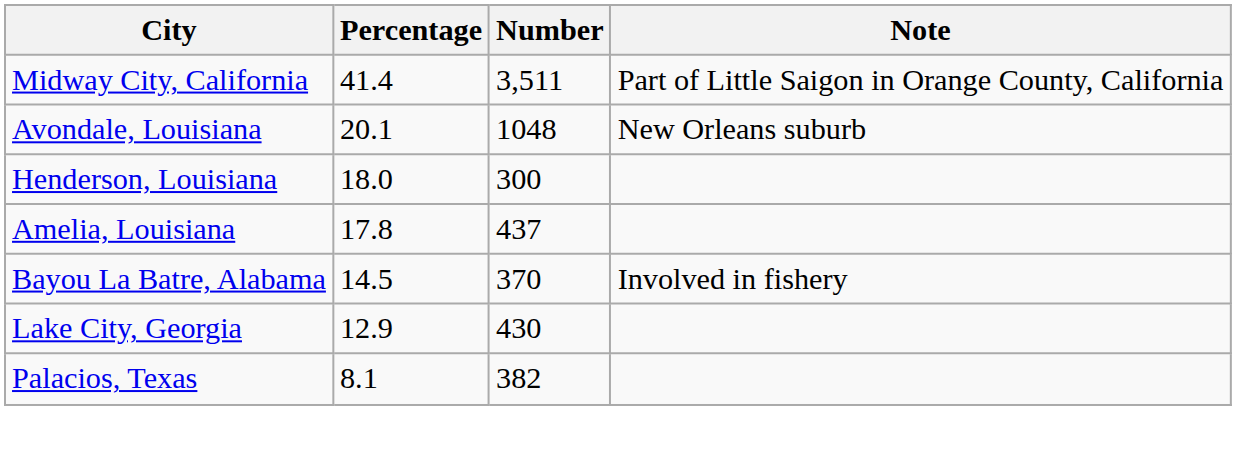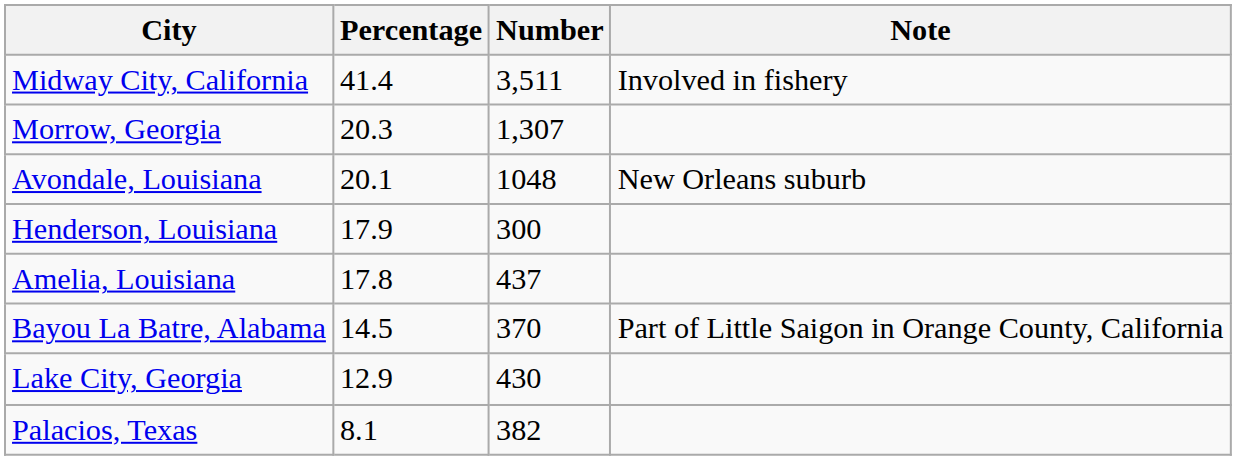(921, 79) Part of Little Saigon in Orange County, California -> (733, 79) Involved in fishery
+ row: (117, 129)
(366, 179) 18.0 -> (366, 229) 17.9
(733, 278) Involved in fishery -> (921, 328) Part of Little Saigon in Orange County, California
